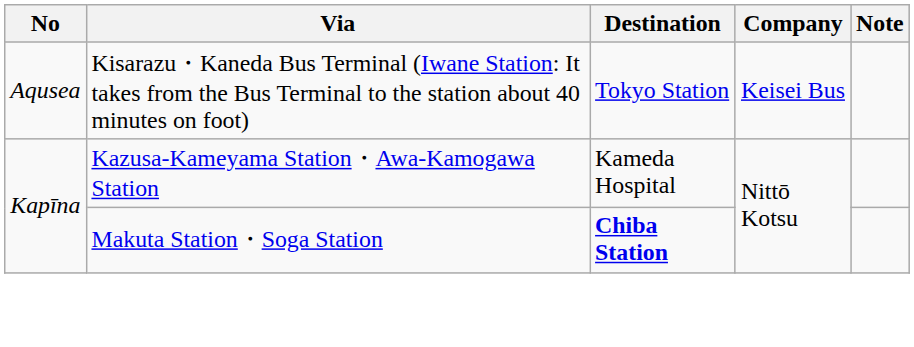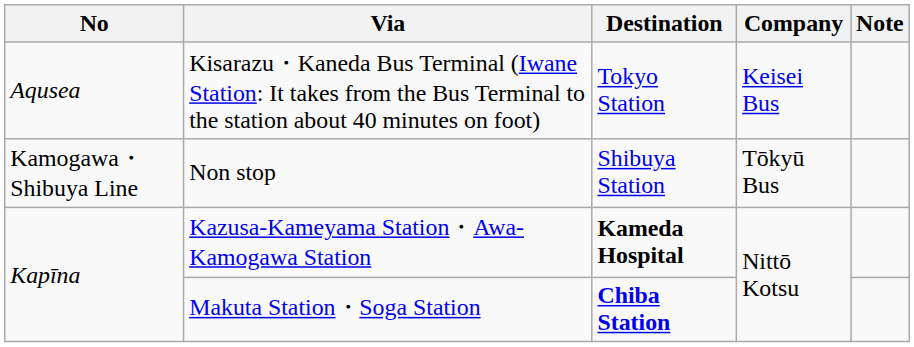+ row: (233, 172)
(635, 172) normal -> (641, 241) bold
